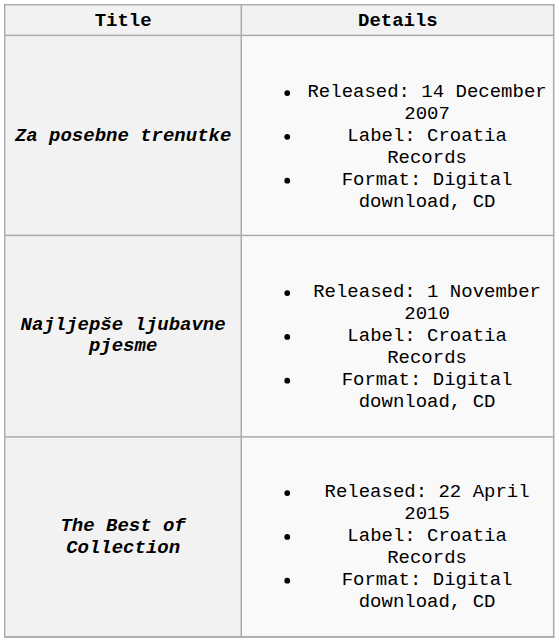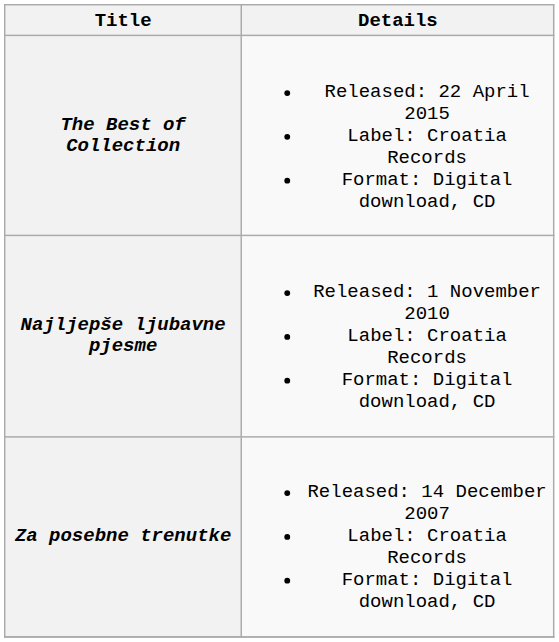rows swapped: (123, 136) <-> (123, 536)
